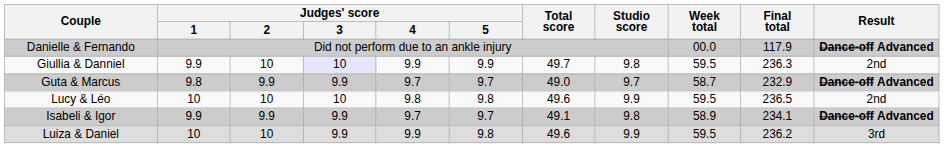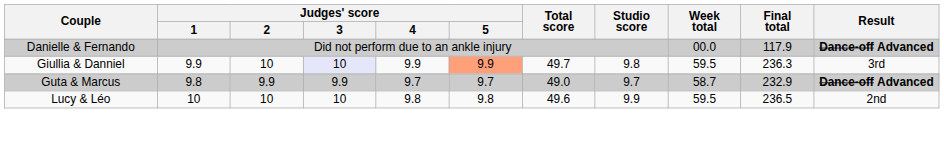(486, 65) no background -> (486, 65) lightsalmon background
(876, 65) 2nd -> (876, 65) 3rd
- row: (81, 116)
- row: (81, 134)
